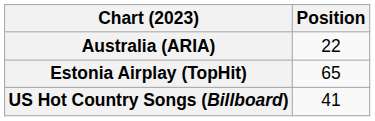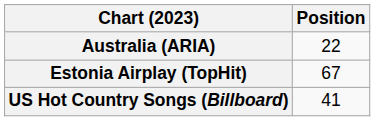(331, 73) 65 -> (331, 73) 67
